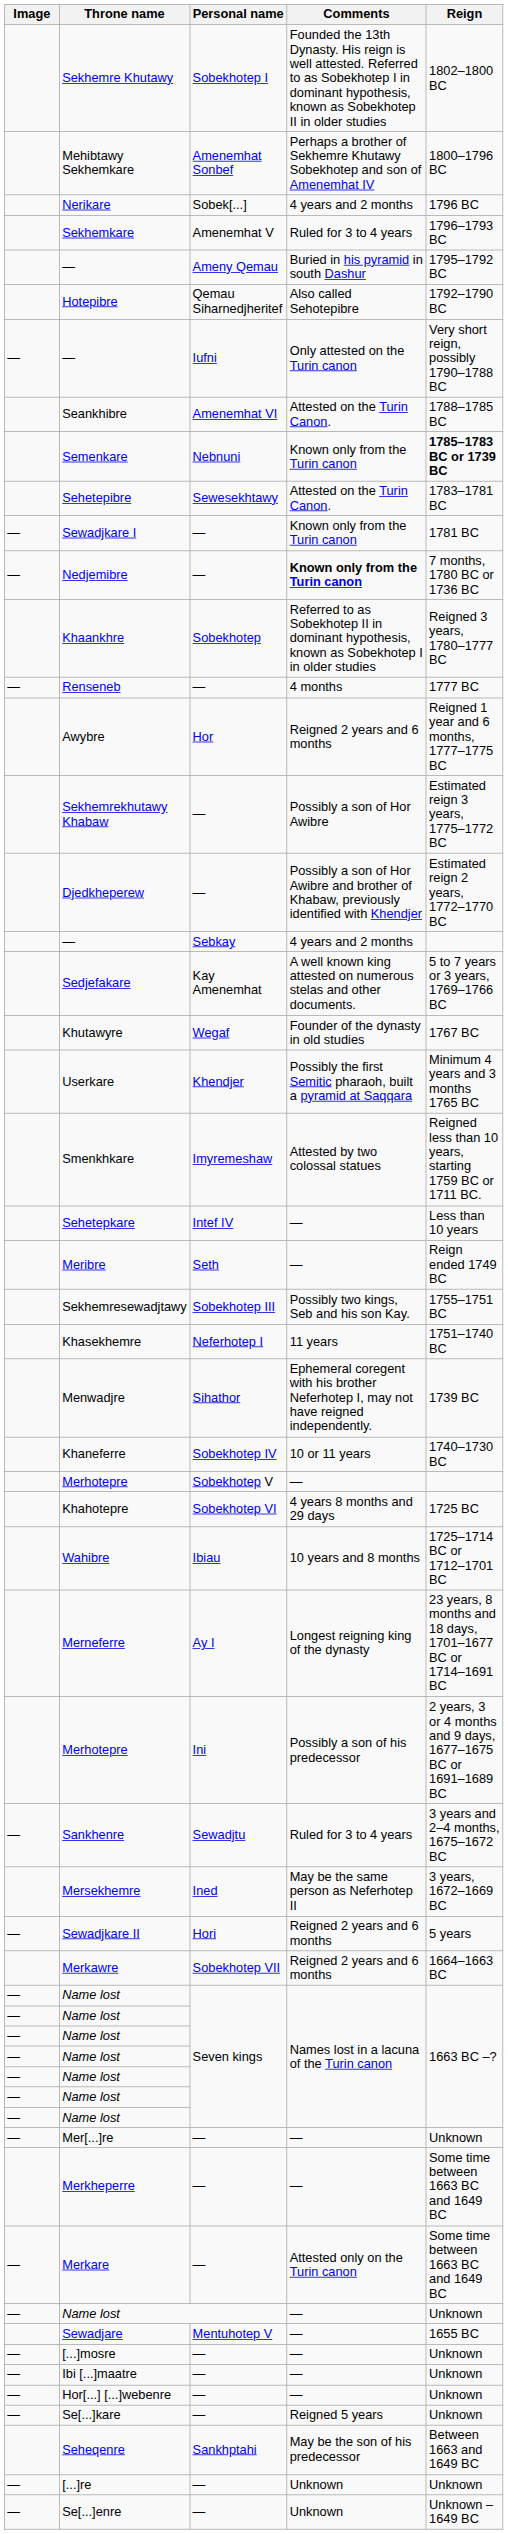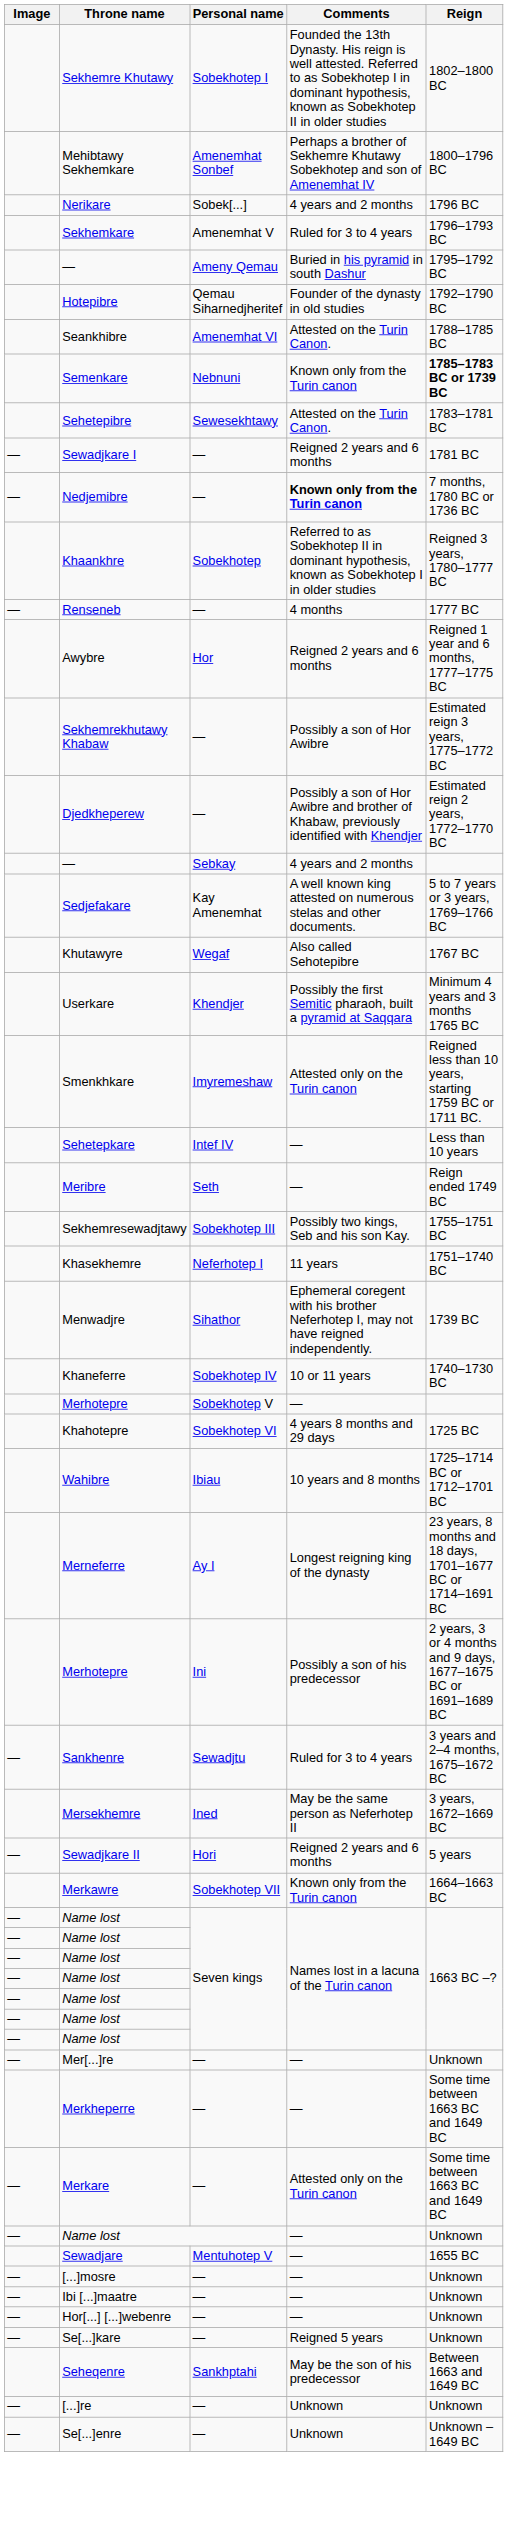(324, 302) Also called Sehotepibre -> (355, 302) Founder of the dynasty in old studies
- row: (69, 358)
(348, 533) Known only from the Turin canon -> (354, 455) Reigned 2 years and 6 months
(355, 1032) Founder of the dynasty in old studies -> (324, 954) Also called Sehotepibre
(335, 1159) Attested by two colossal statues -> (346, 1081) Attested only on the Turin canon
(354, 1968) Reigned 2 years and 6 months -> (348, 1890) Known only from the Turin canon
